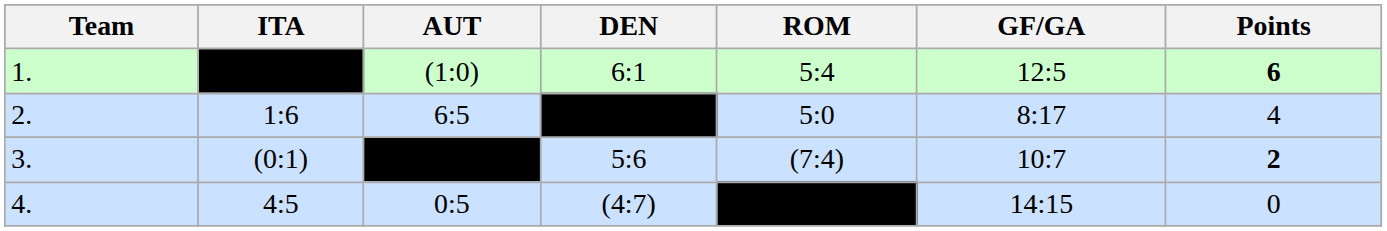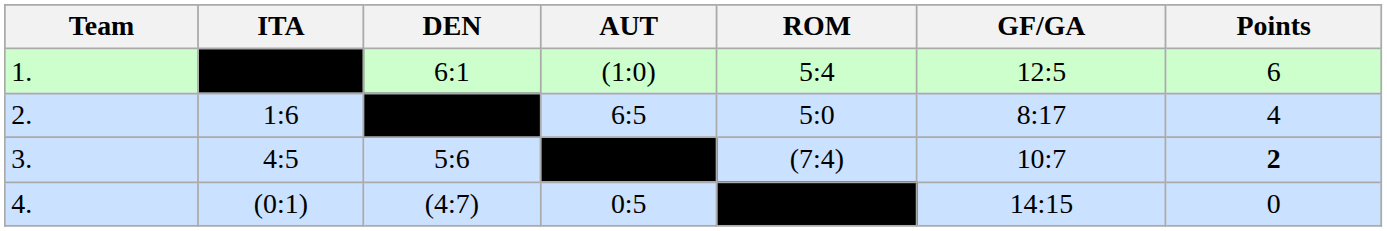columns swapped: (629, 26) <-> (452, 26)
(1274, 70) bold -> (1274, 70) normal
(281, 159) (0:1) -> (281, 159) 4:5
(281, 203) 4:5 -> (281, 203) (0:1)
